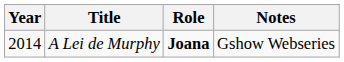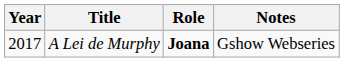(25, 43) 2014 -> (25, 43) 2017
